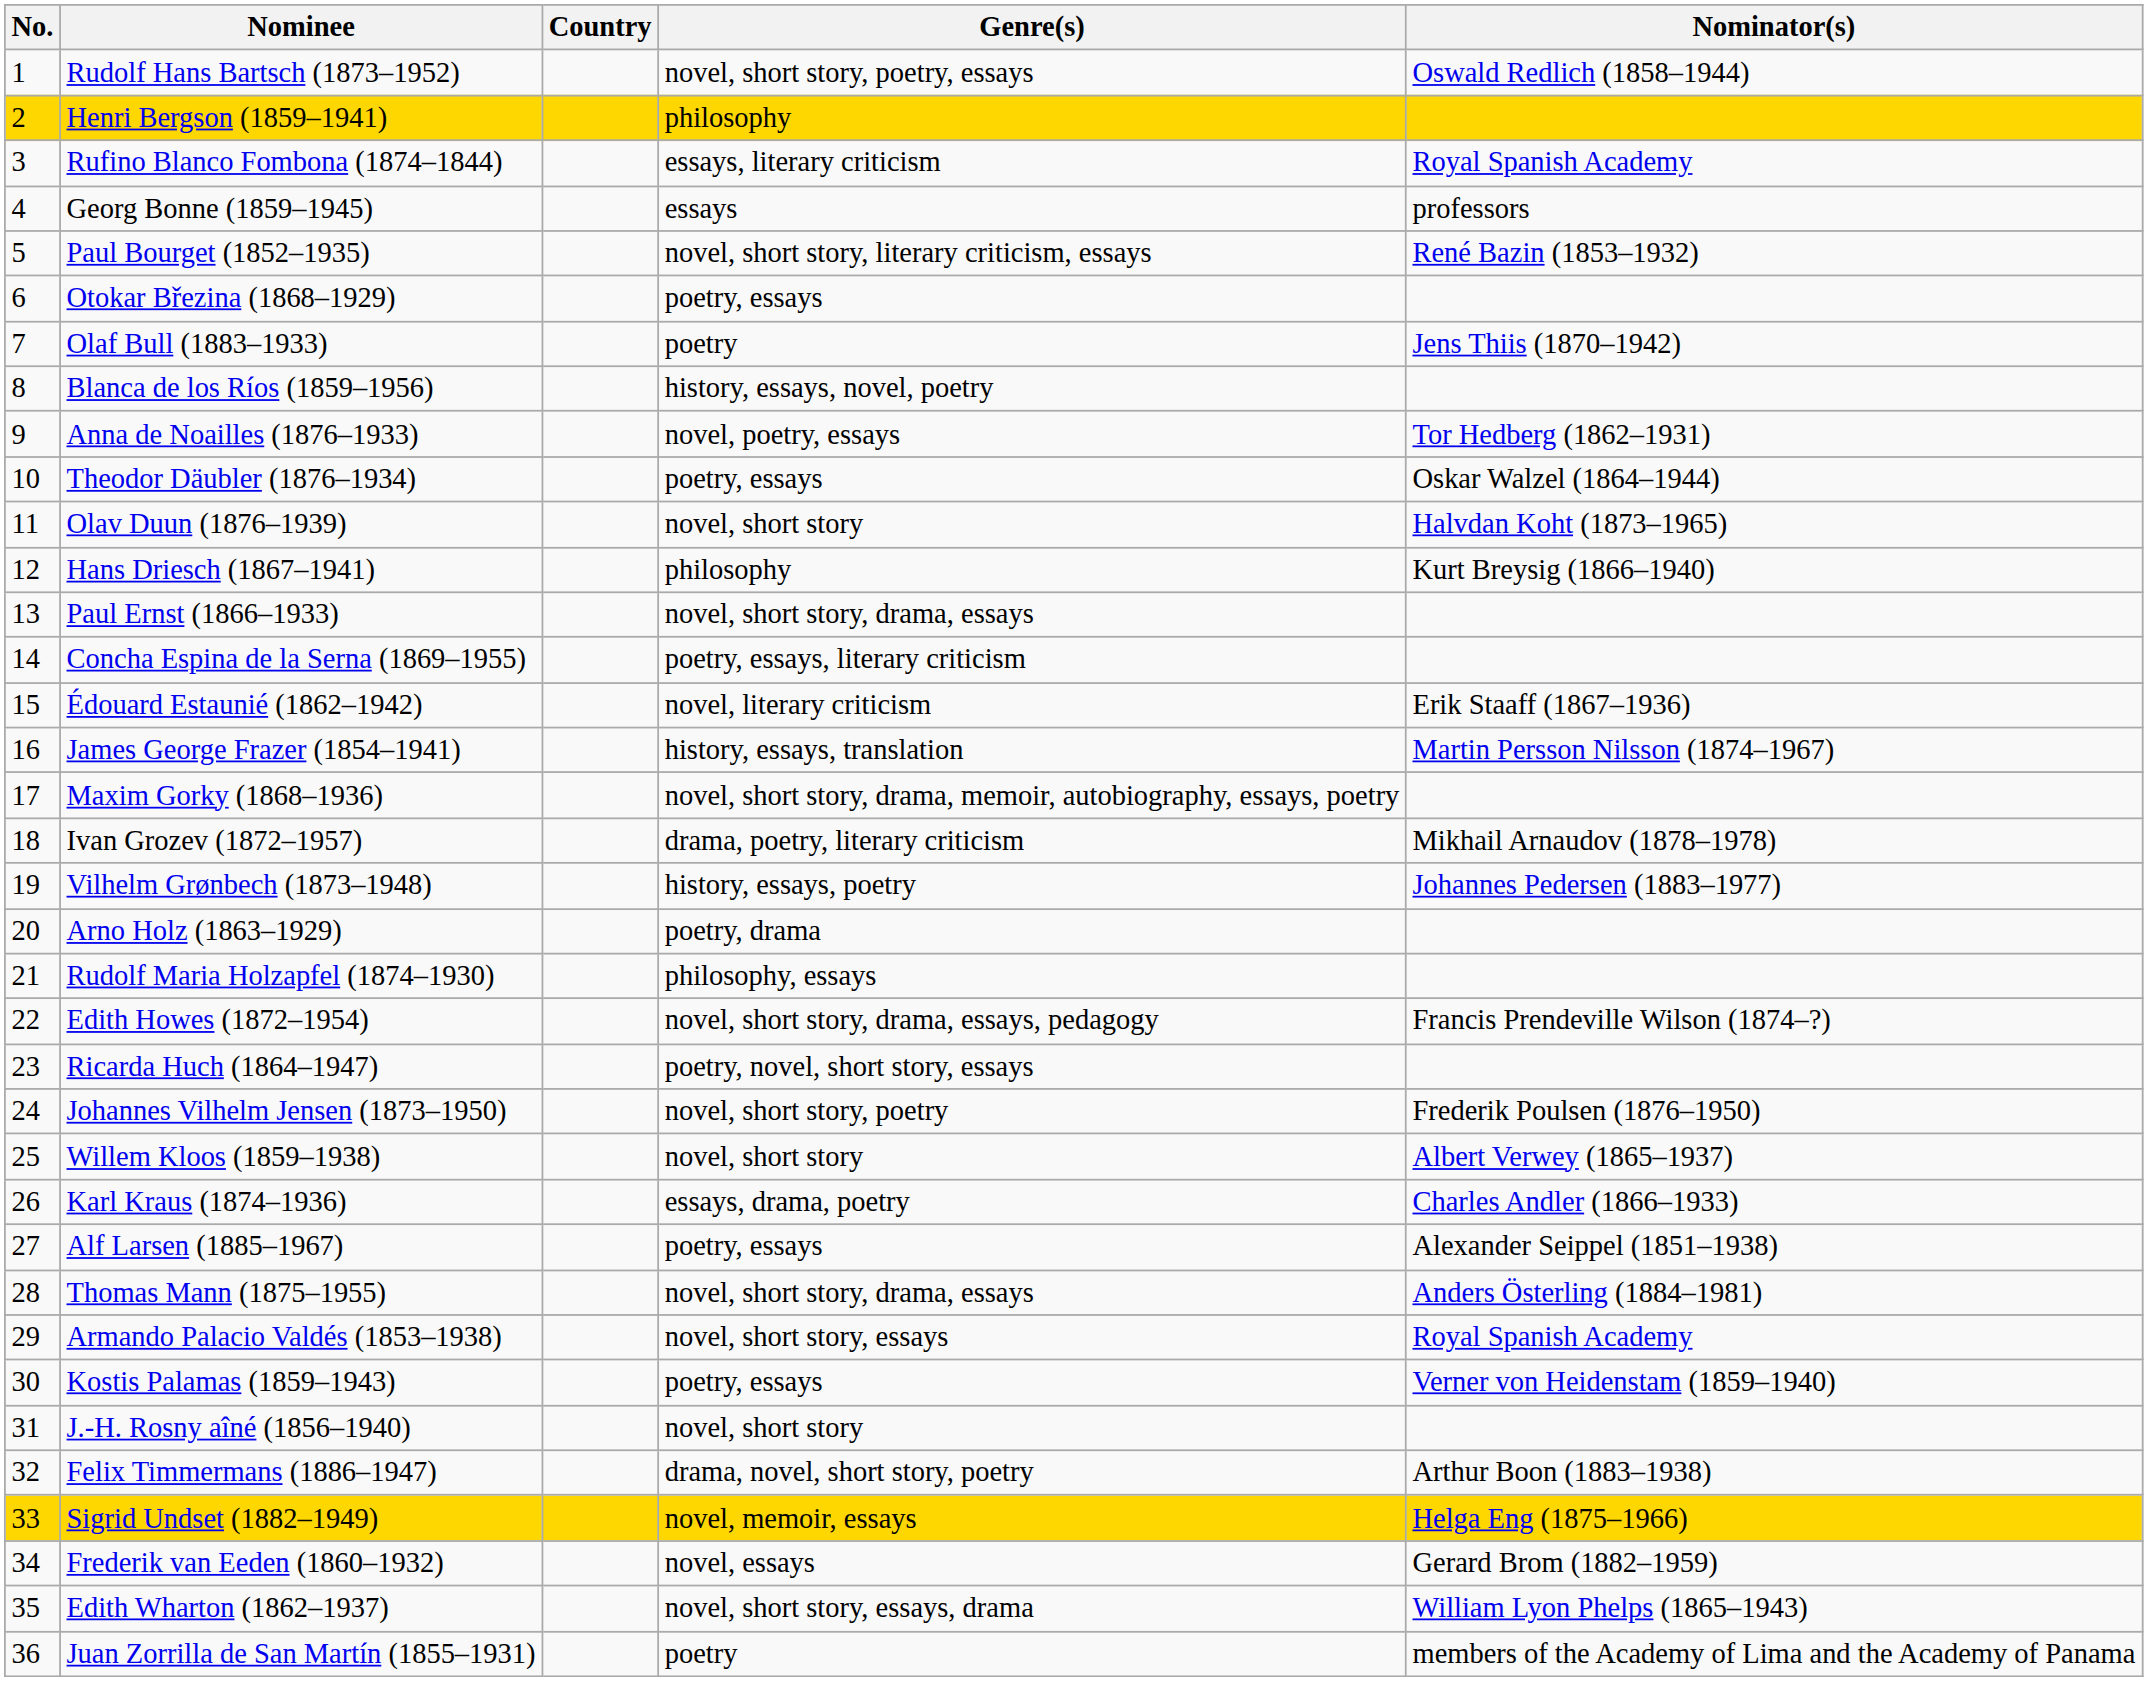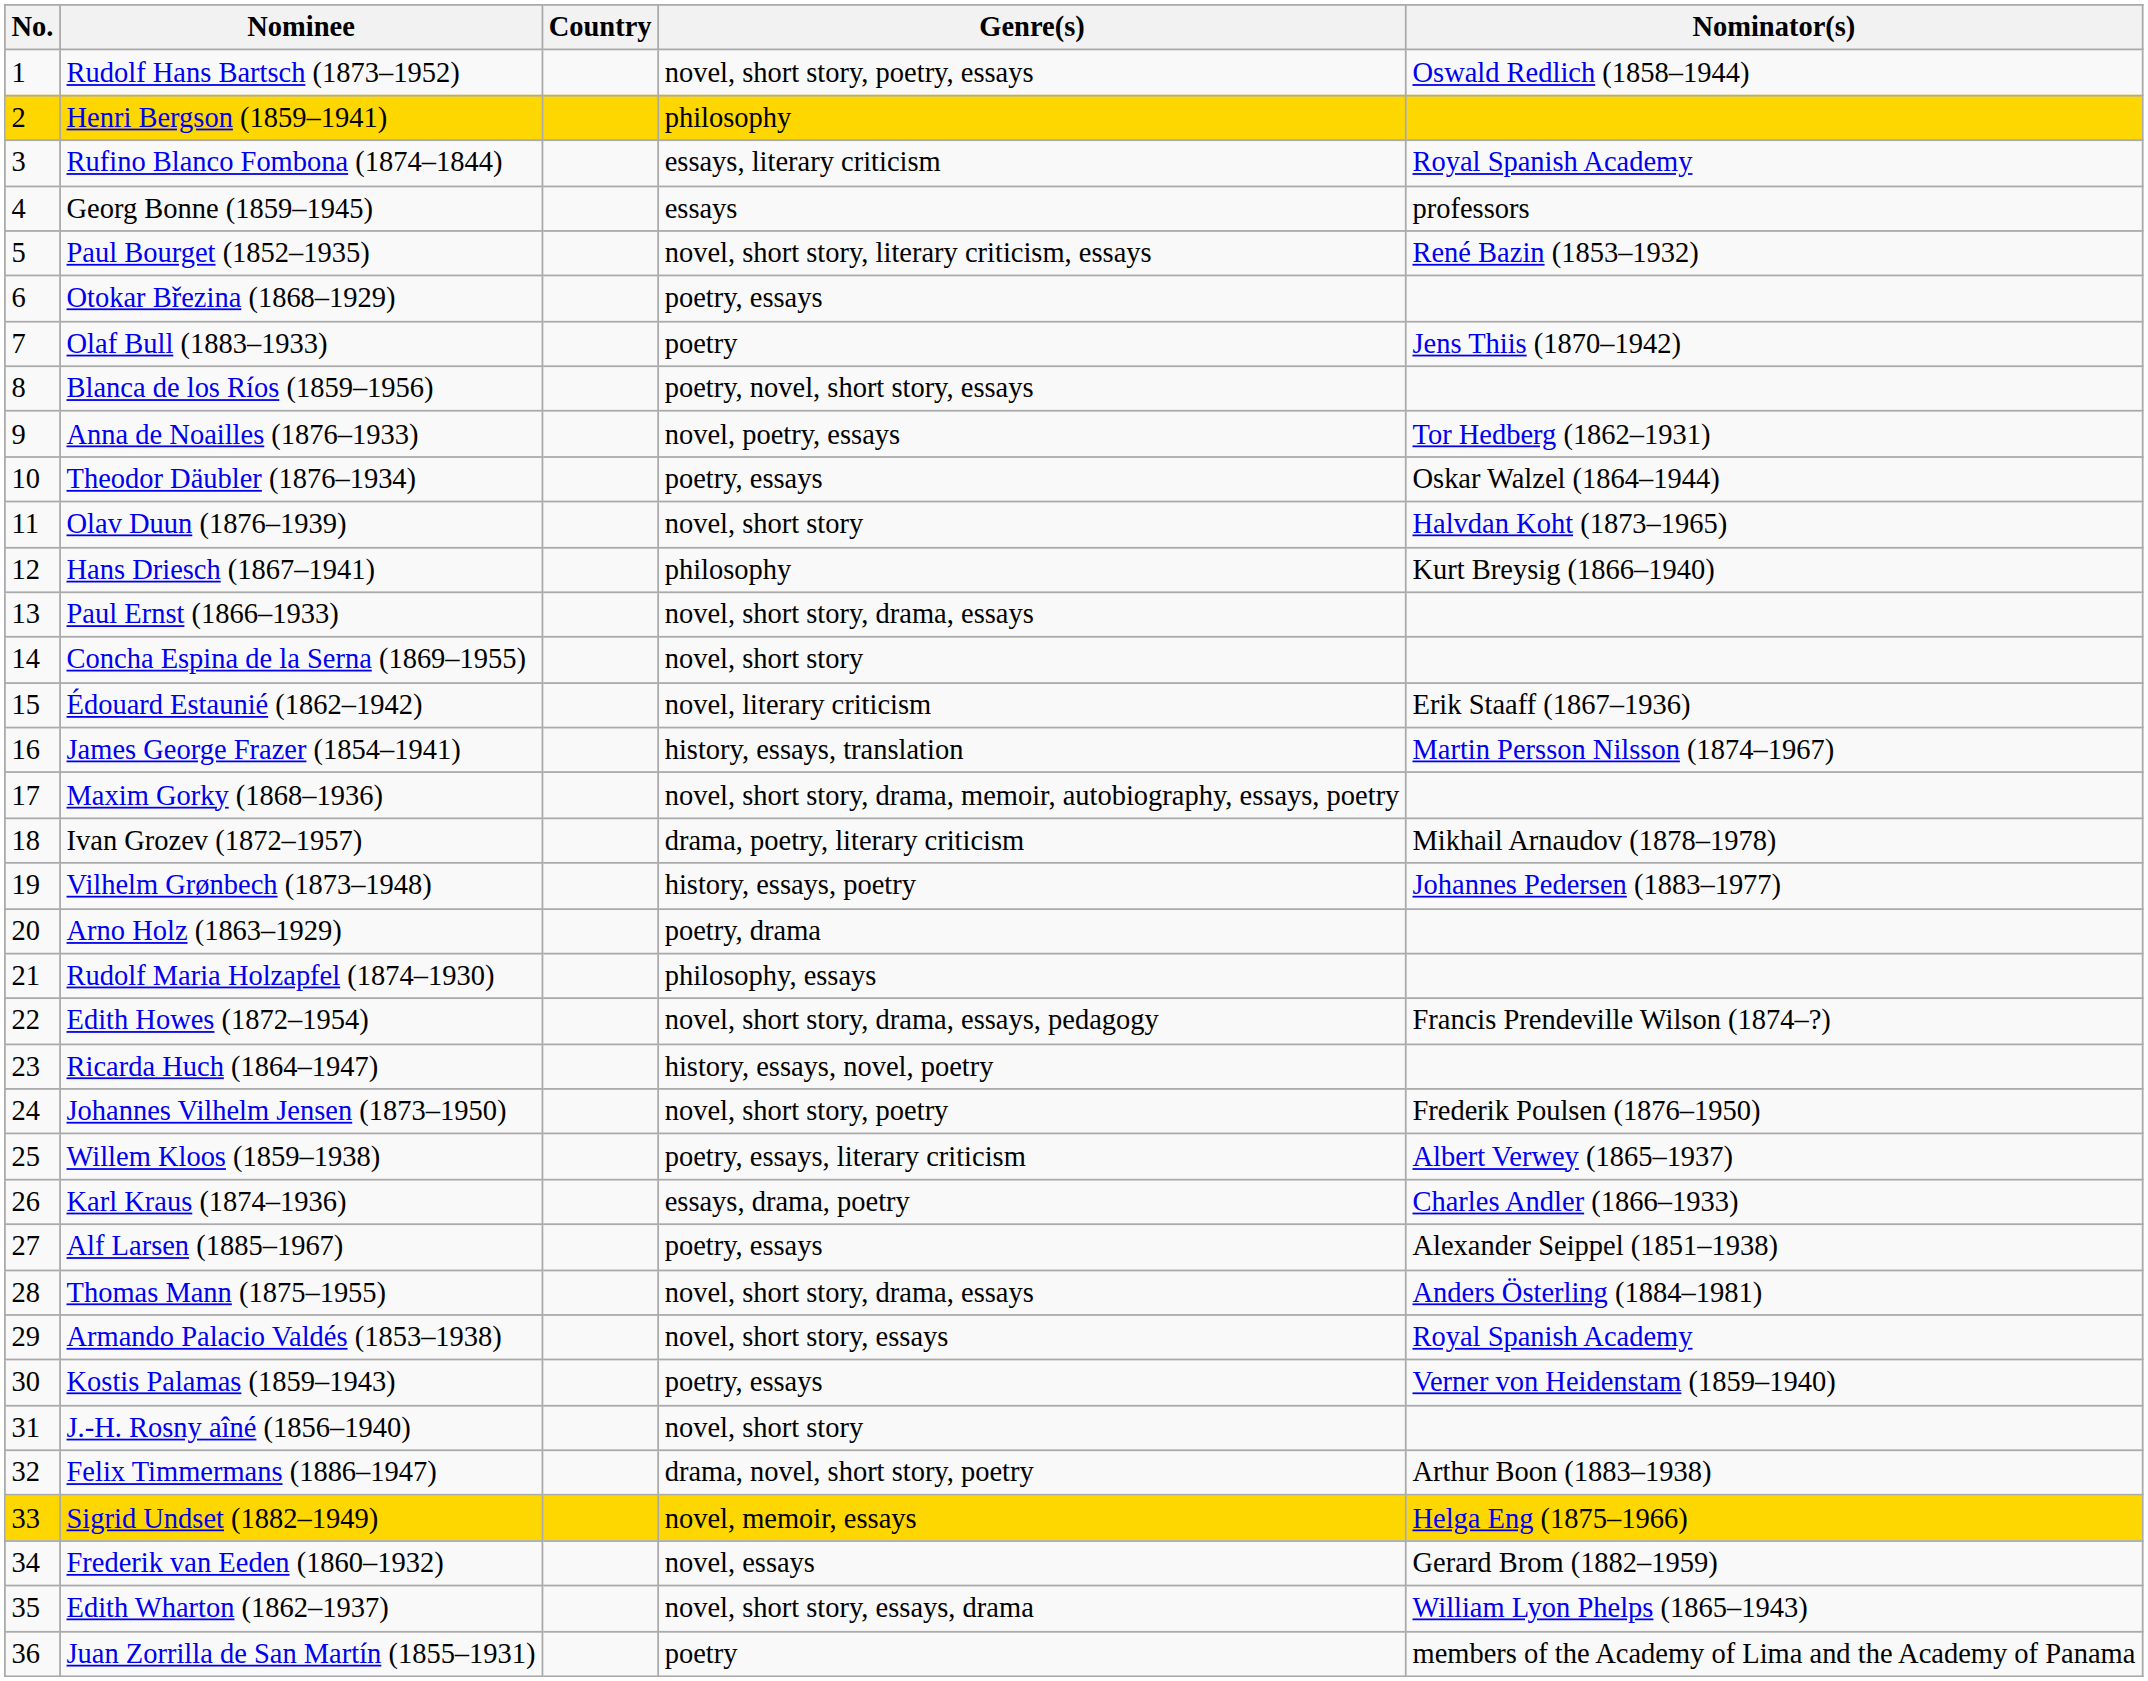(829, 388) history, essays, novel, poetry -> (849, 388) poetry, novel, short story, essays
(845, 659) poetry, essays, literary criticism -> (764, 659) novel, short story
(849, 1065) poetry, novel, short story, essays -> (829, 1065) history, essays, novel, poetry
(764, 1156) novel, short story -> (845, 1156) poetry, essays, literary criticism
